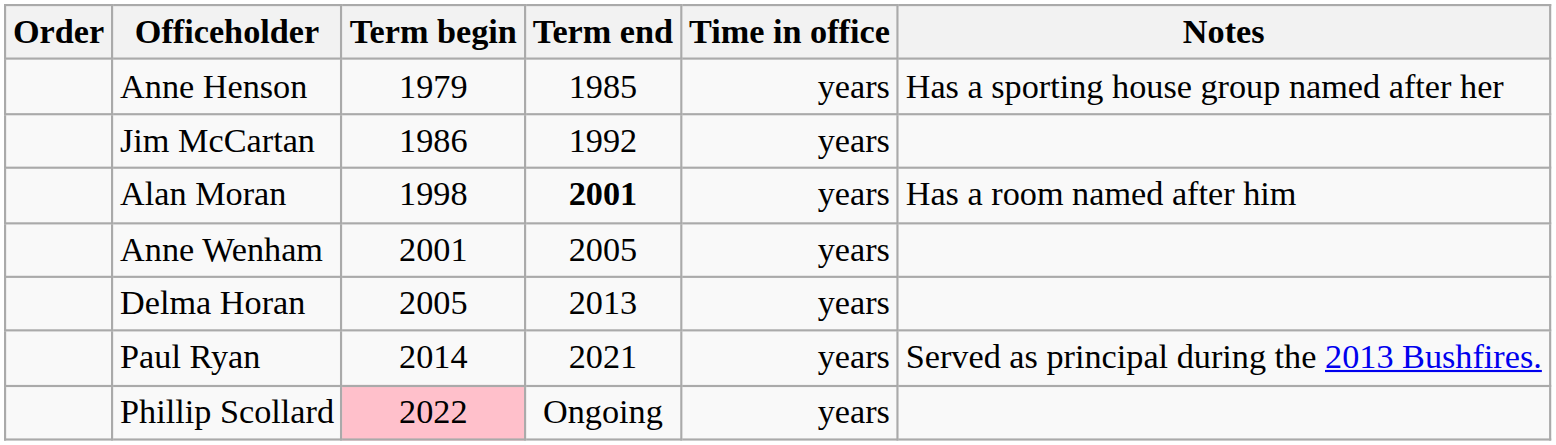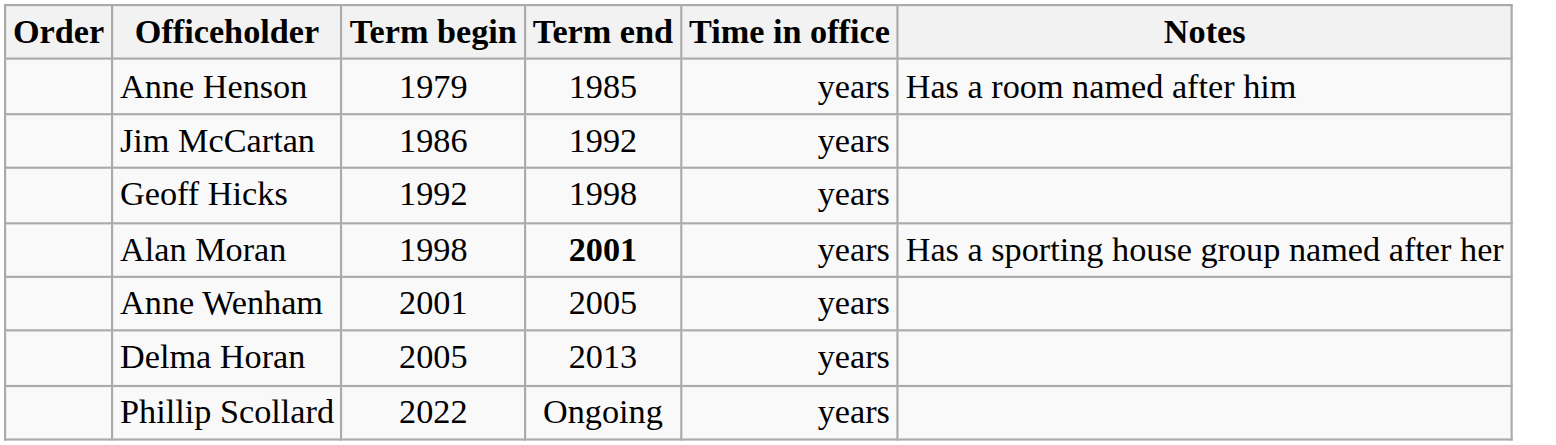(1205, 85) Has a sporting house group named after her -> (1101, 85) Has a room named after him
+ row: (204, 194)
(1101, 194) Has a room named after him -> (1205, 248) Has a sporting house group named after her
- row: (190, 357)
(433, 411) pink background -> (433, 411) no background
